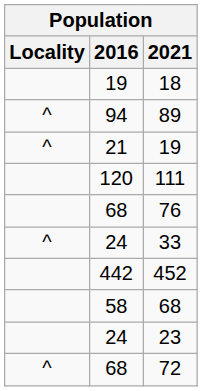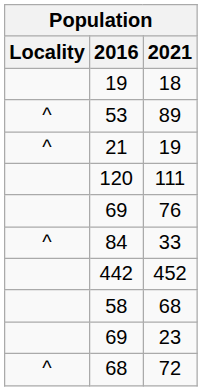(116, 115) 94 -> (116, 115) 53
(116, 210) 68 -> (116, 210) 69
(116, 242) 24 -> (116, 242) 84
(116, 337) 24 -> (116, 337) 69
